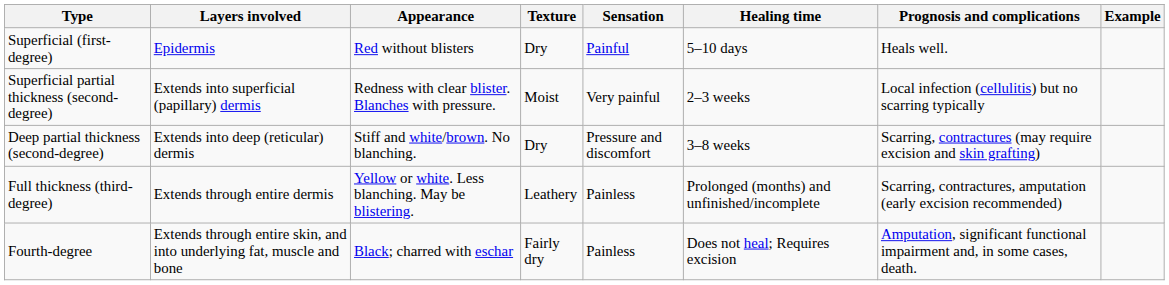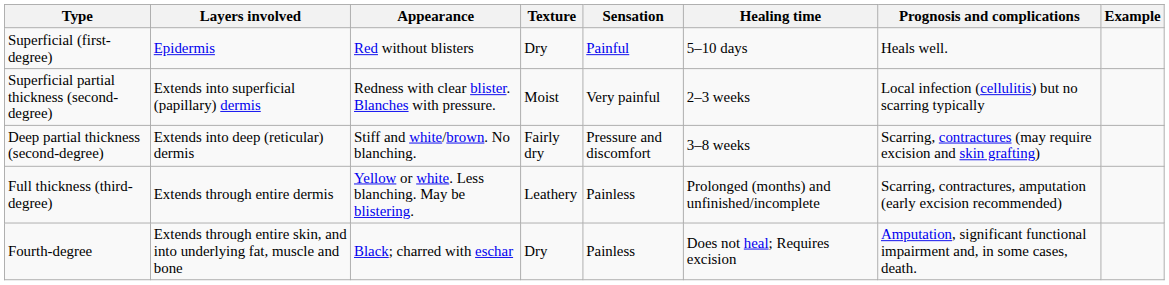(536, 145) Dry -> (542, 145) Fairly dry
(542, 251) Fairly dry -> (536, 251) Dry
